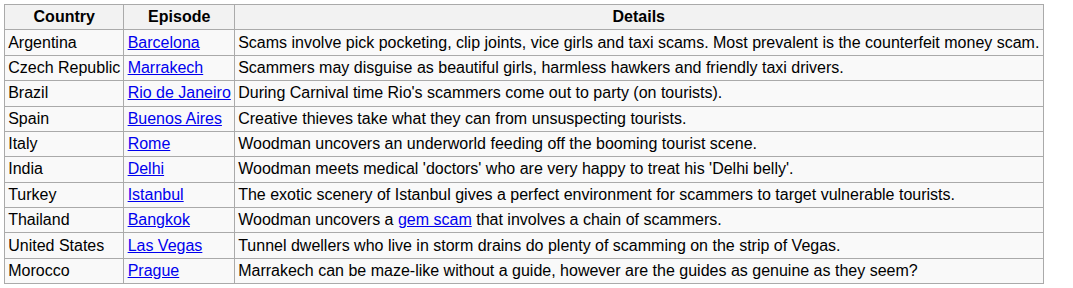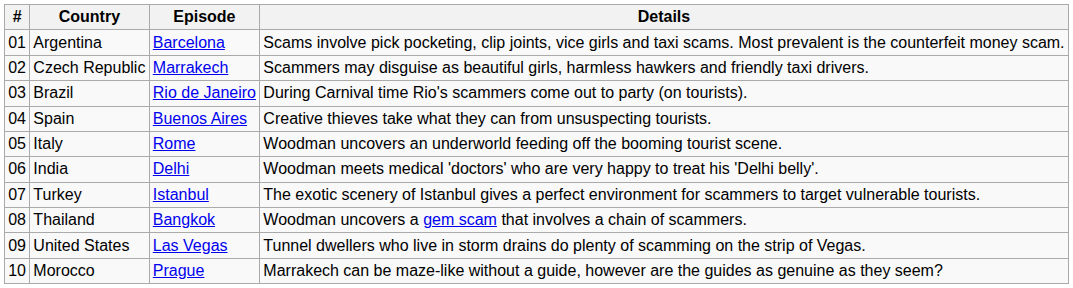+ column: (17, 17)
